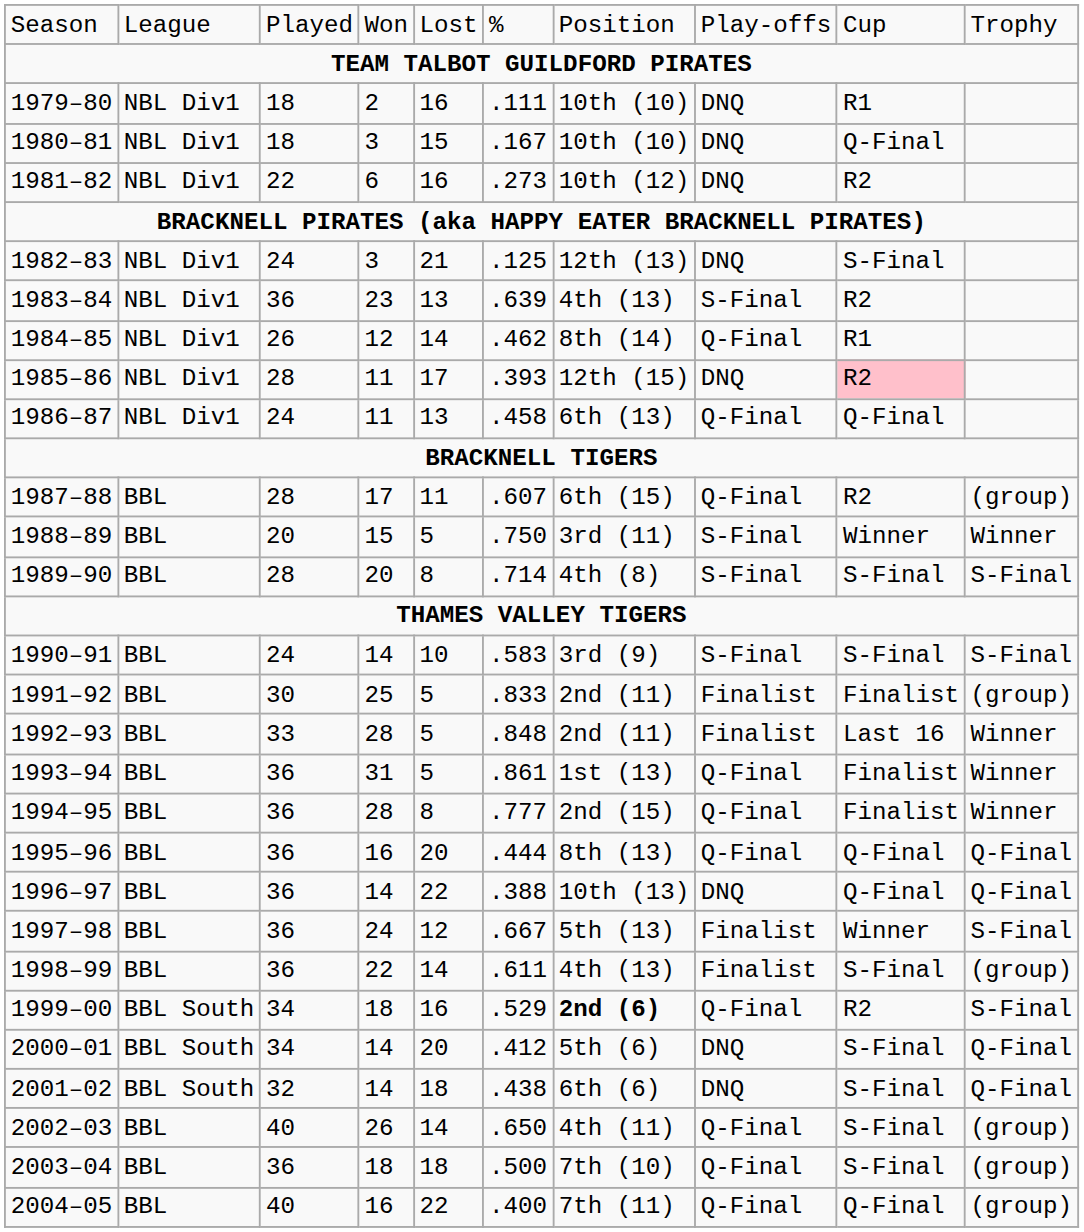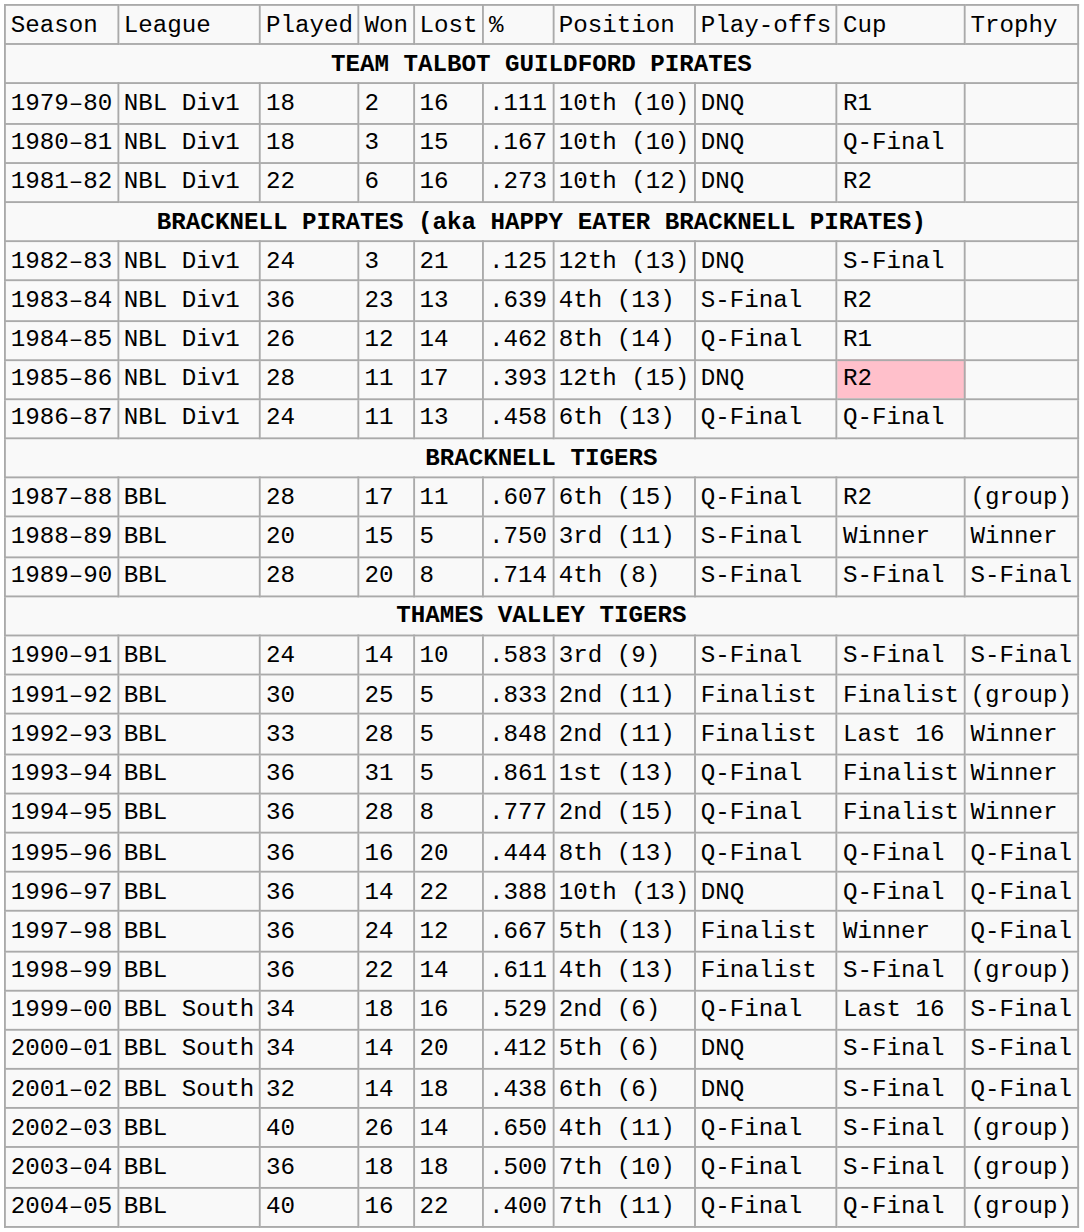(1021, 931) S-Final -> (1021, 931) Q-Final
(609, 1010) bold -> (609, 1010) normal
(857, 1010) R2 -> (894, 1010) Last 16
(1021, 1049) Q-Final -> (1021, 1049) S-Final
